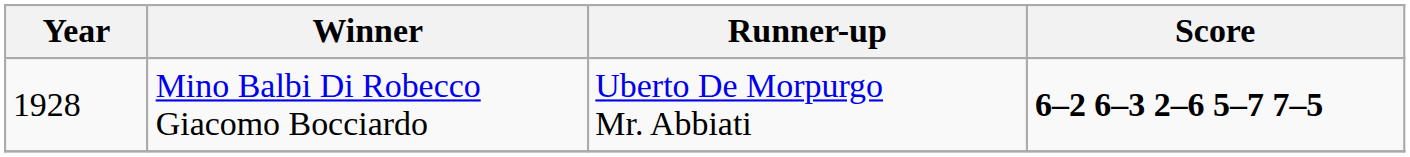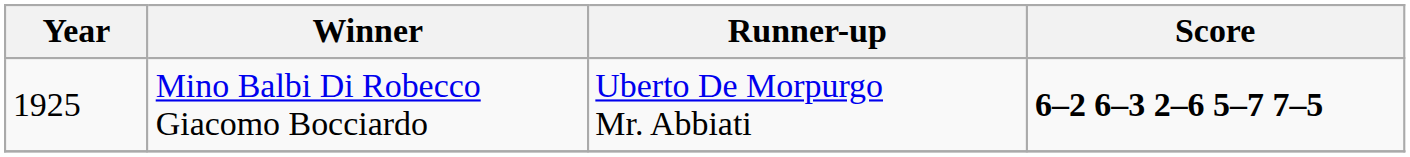(47, 104) 1928 -> (47, 104) 1925
